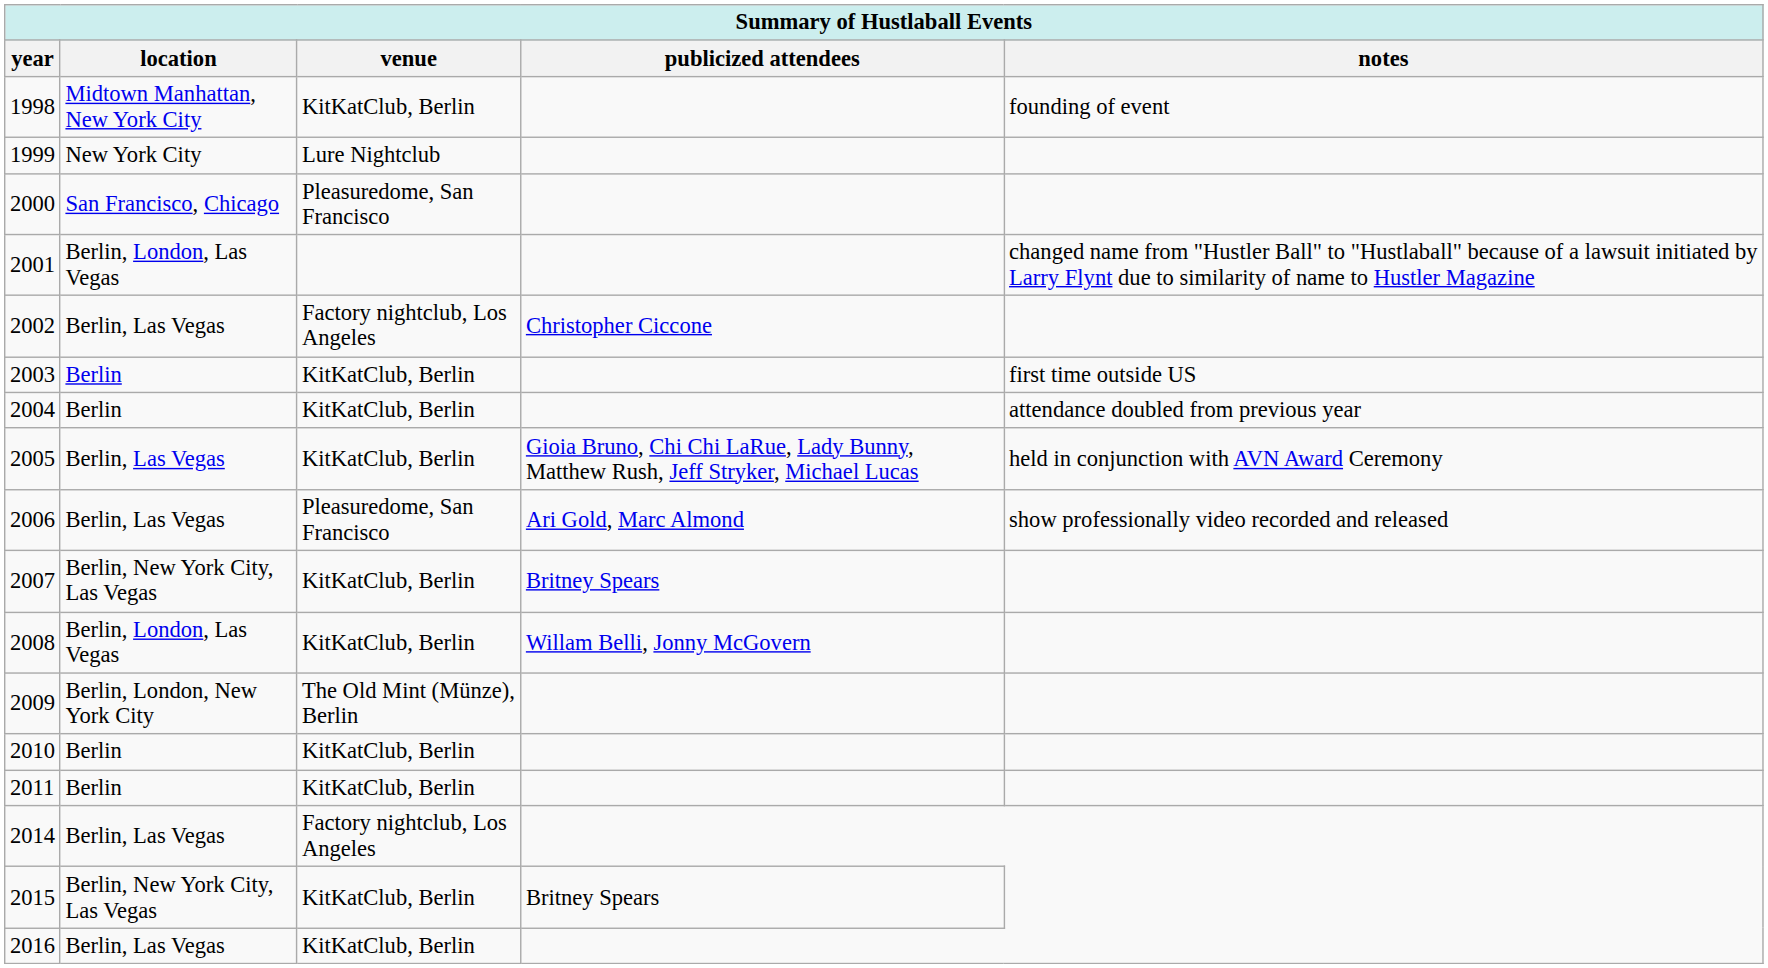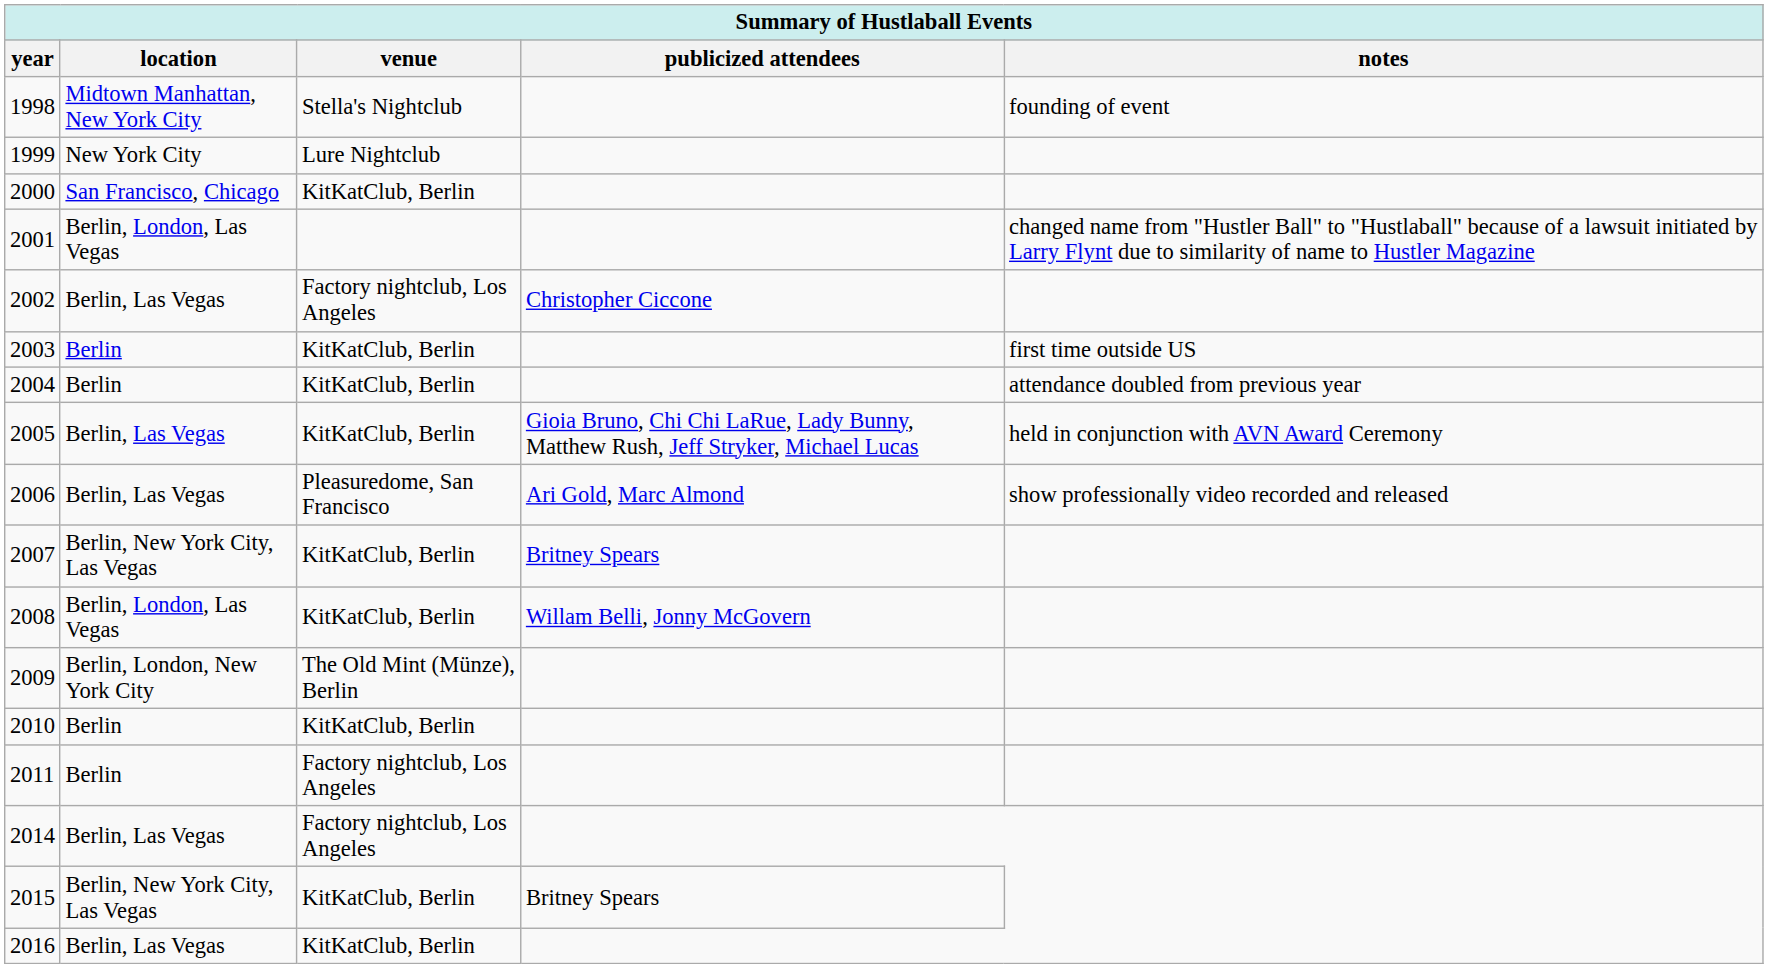(388, 106) KitKatClub, Berlin -> (382, 106) Stella's Nightclub
(388, 203) Pleasuredome, San Francisco -> (388, 190) KitKatClub, Berlin
(388, 787) KitKatClub, Berlin -> (404, 774) Factory nightclub, Los Angeles
